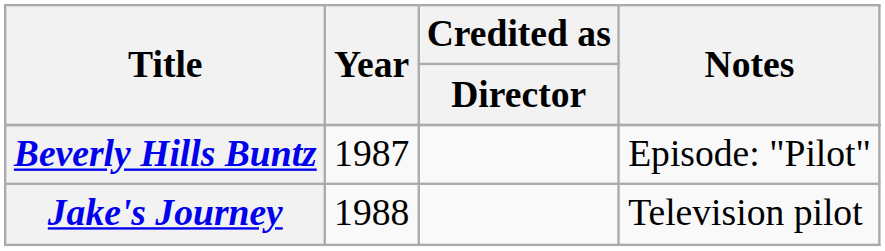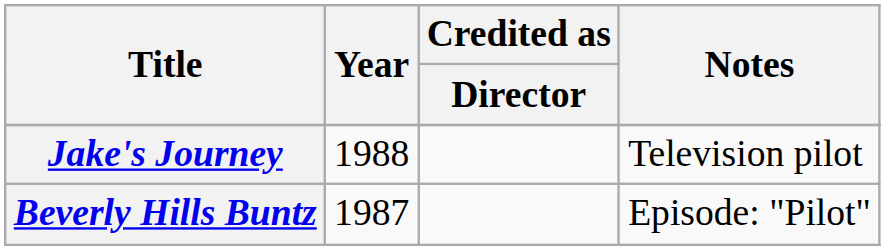rows swapped: (165, 153) <-> (165, 213)
